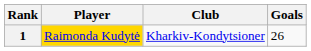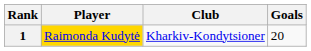(277, 35) 26 -> (277, 35) 20
